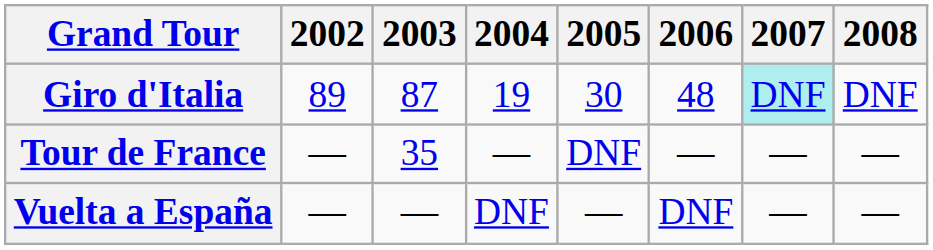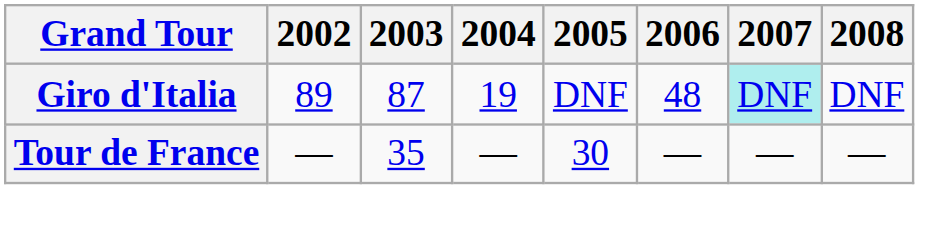(604, 93) 30 -> (590, 93) DNF
(604, 152) DNF -> (590, 152) 30
- row: (143, 212)
